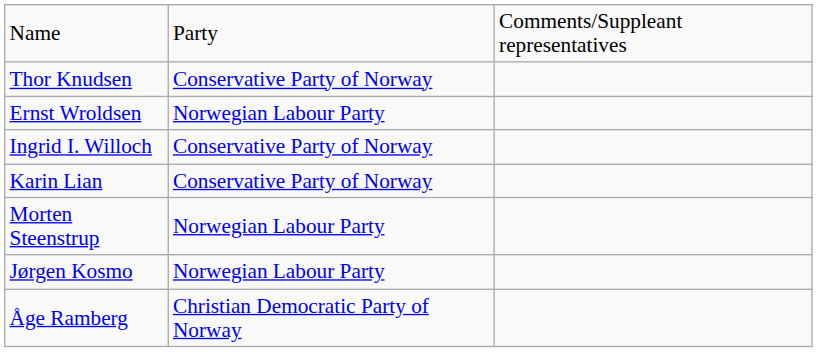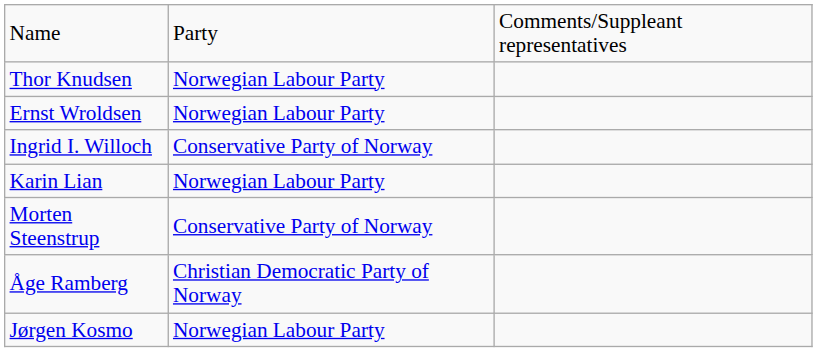(303, 79) Conservative Party of Norway -> (279, 79) Norwegian Labour Party
(303, 180) Conservative Party of Norway -> (279, 180) Norwegian Labour Party
(279, 226) Norwegian Labour Party -> (303, 226) Conservative Party of Norway
rows swapped: (69, 317) <-> (71, 271)
